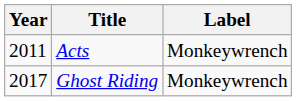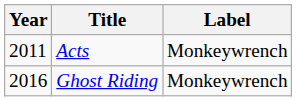(28, 80) 2017 -> (28, 80) 2016
